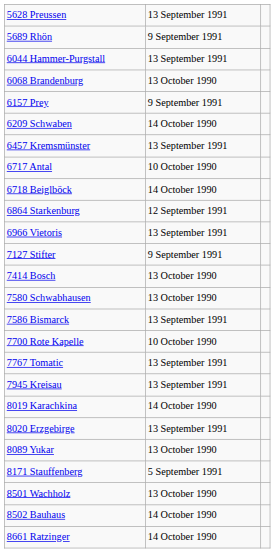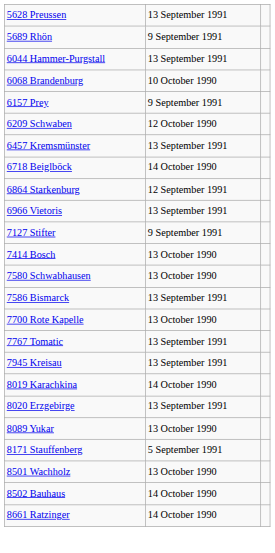(182, 80) 13 October 1990 -> (182, 80) 10 October 1990
(182, 124) 14 October 1990 -> (182, 124) 12 October 1990
- row: (29, 167)
(182, 341) 10 October 1990 -> (182, 319) 13 October 1990
